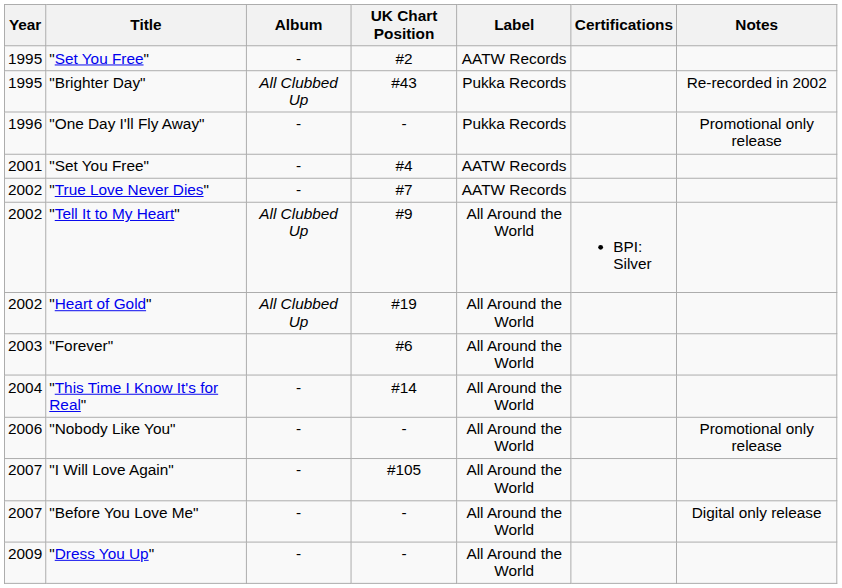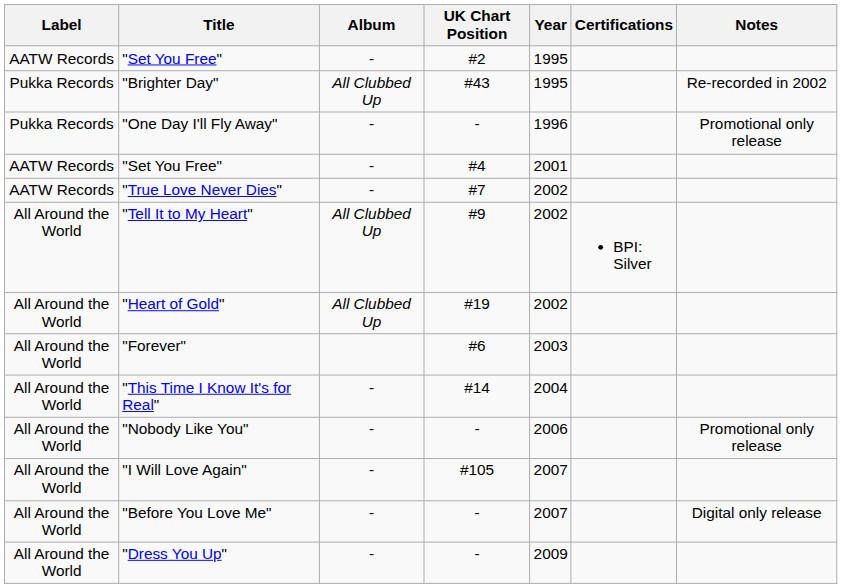columns swapped: (25, 25) <-> (514, 25)
